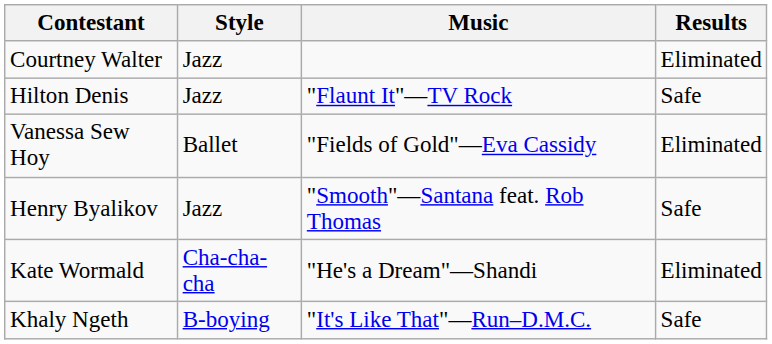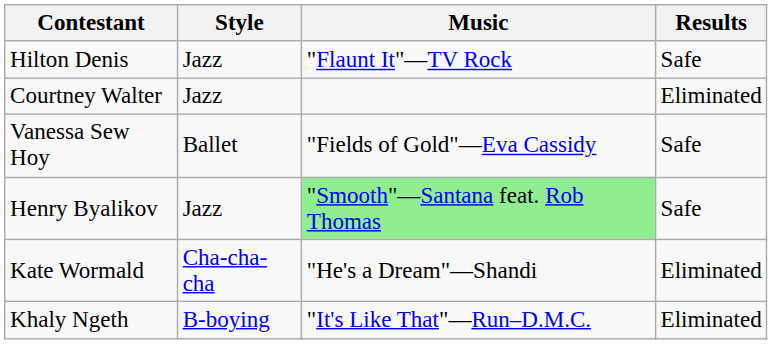rows swapped: (86, 59) <-> (69, 95)
(711, 145) Eliminated -> (681, 145) Safe
(445, 207) no background -> (445, 207) lightgreen background
(681, 319) Safe -> (711, 319) Eliminated
